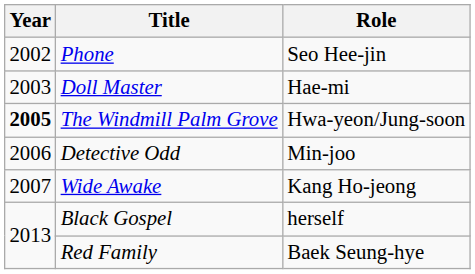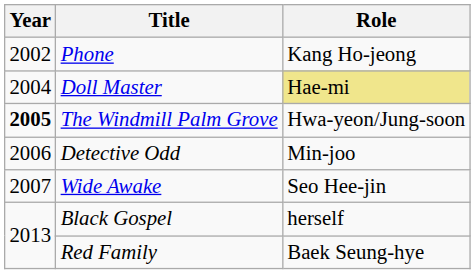(337, 53) Seo Hee-jin -> (352, 53) Kang Ho-jeong
(30, 86) 2003 -> (30, 86) 2004
(318, 86) no background -> (318, 86) khaki background
(352, 185) Kang Ho-jeong -> (337, 185) Seo Hee-jin
